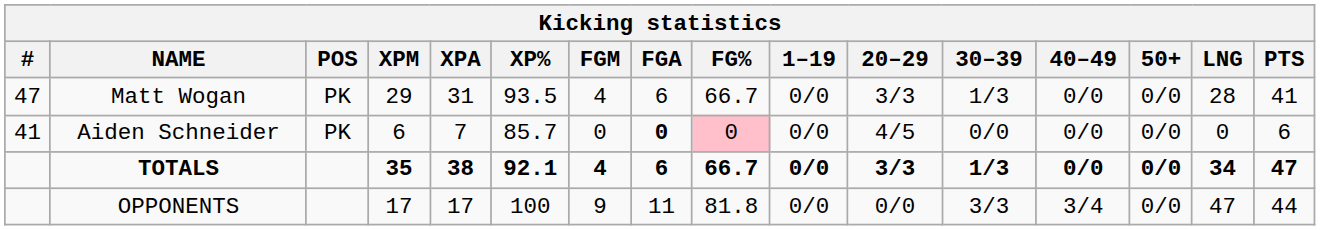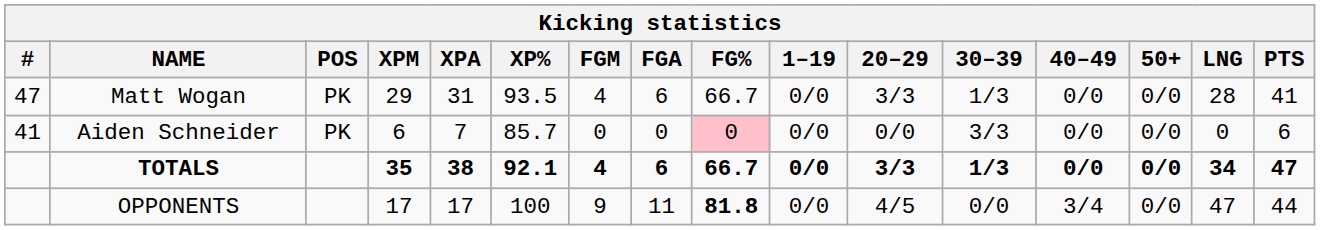(662, 133) bold -> (662, 133) normal
(895, 133) 4/5 -> (895, 133) 0/0
(989, 133) 0/0 -> (989, 133) 3/3
(731, 206) normal -> (731, 206) bold
(895, 206) 0/0 -> (895, 206) 4/5
(989, 206) 3/3 -> (989, 206) 0/0
